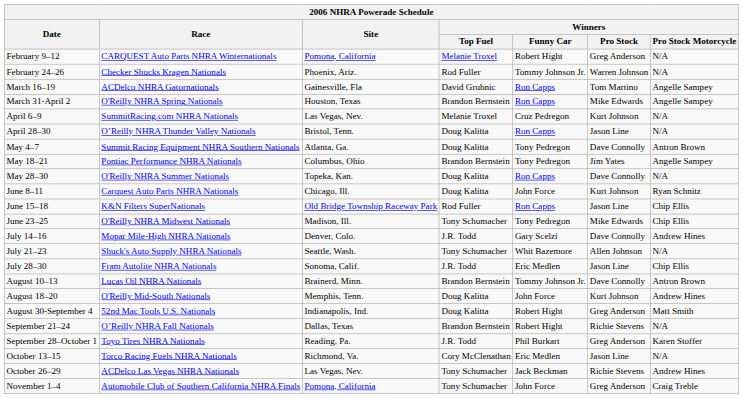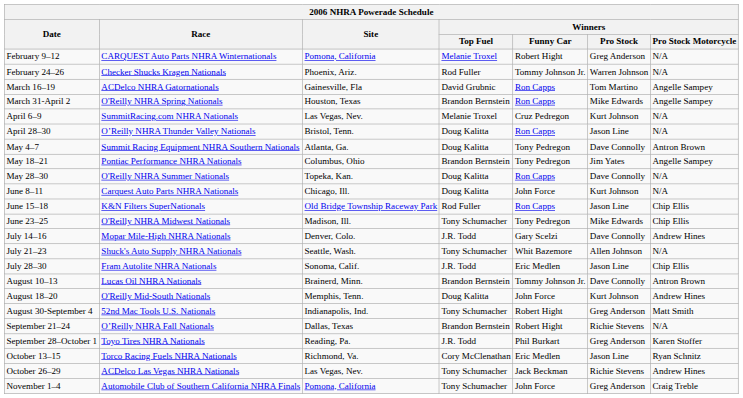(677, 191) Ryan Schnitz -> (660, 191) N/A
(465, 311) Doug Kalitta -> (474, 311) Tony Schumacher
(660, 356) N/A -> (677, 356) Ryan Schnitz
